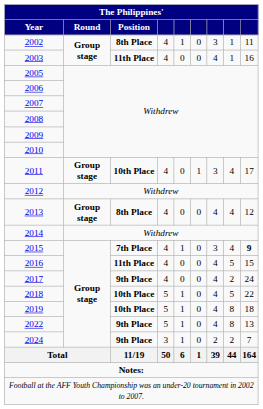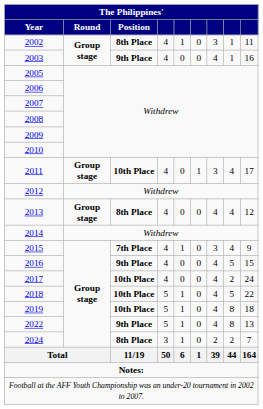(134, 58) 11th Place -> (134, 58) 9th Place
(249, 248) bold -> (249, 248) normal
(134, 263) 11th Place -> (134, 263) 9th Place
(134, 278) 9th Place -> (134, 278) 10th Place
(134, 340) 9th Place -> (134, 340) 8th Place
